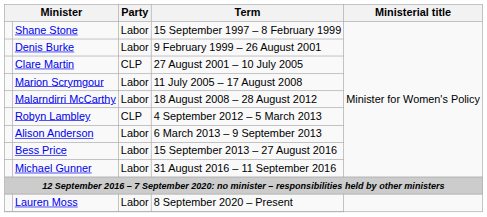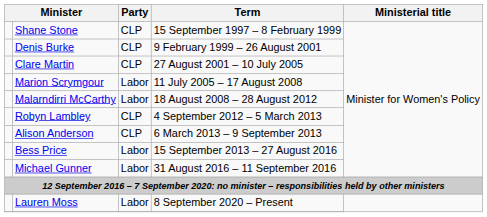(135, 30) Labor -> (131, 30) CLP
(135, 47) Labor -> (131, 47) CLP
(135, 133) Labor -> (131, 133) CLP
